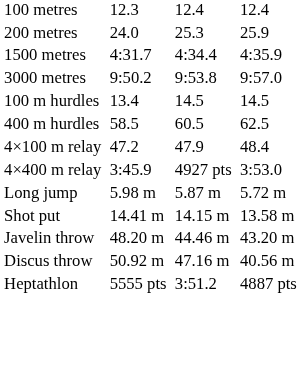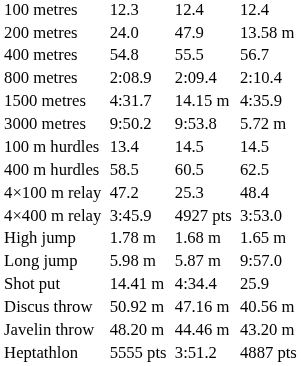(189, 32) 25.3 -> (189, 32) 47.9
(255, 32) 25.9 -> (267, 32) 13.58 m
+ row: (41, 55)
+ row: (41, 78)
(196, 55) 4:34.4 -> (202, 100) 14.15 m
(261, 78) 9:57.0 -> (263, 123) 5.72 m
(189, 146) 47.9 -> (189, 192) 25.3
+ row: (40, 238)
(263, 192) 5.72 m -> (261, 261) 9:57.0
(202, 215) 14.15 m -> (196, 284) 4:34.4
(267, 215) 13.58 m -> (255, 284) 25.9
rows swapped: (48, 261) <-> (49, 238)
